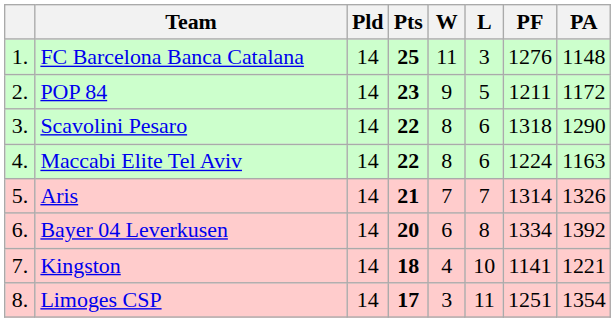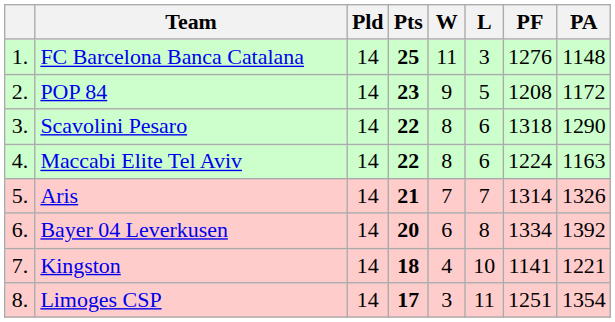(530, 91) 1211 -> (530, 91) 1208
